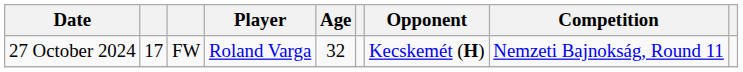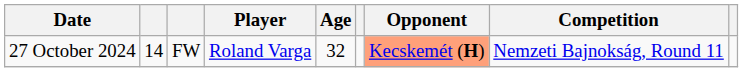(154, 51) 17 -> (154, 51) 14
(427, 51) no background -> (427, 51) lightsalmon background
